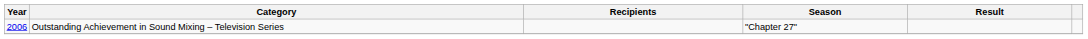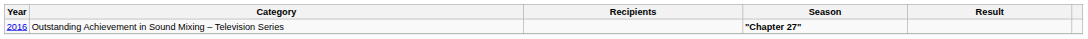(17, 27) 2006 -> (17, 27) 2016
(771, 27) normal -> (773, 27) bold
